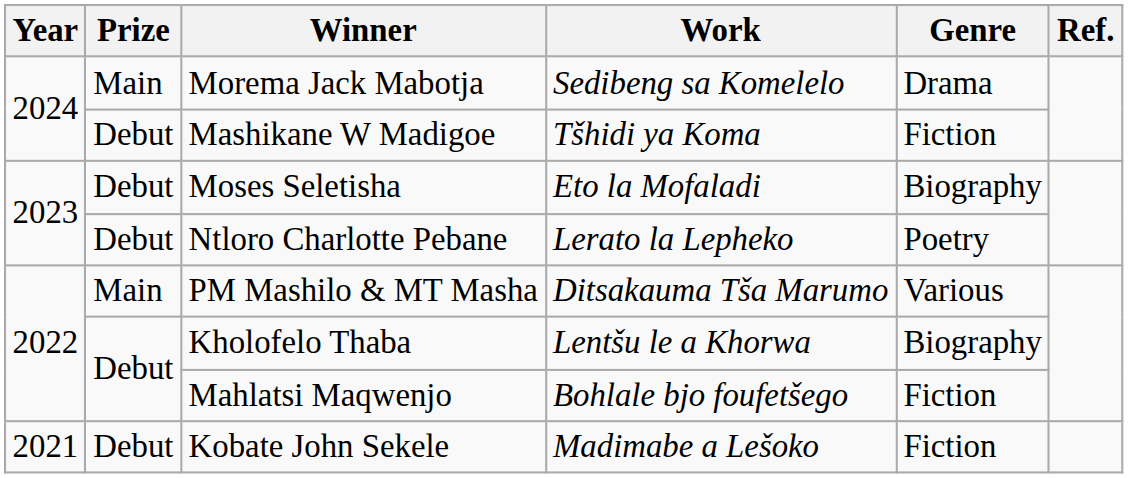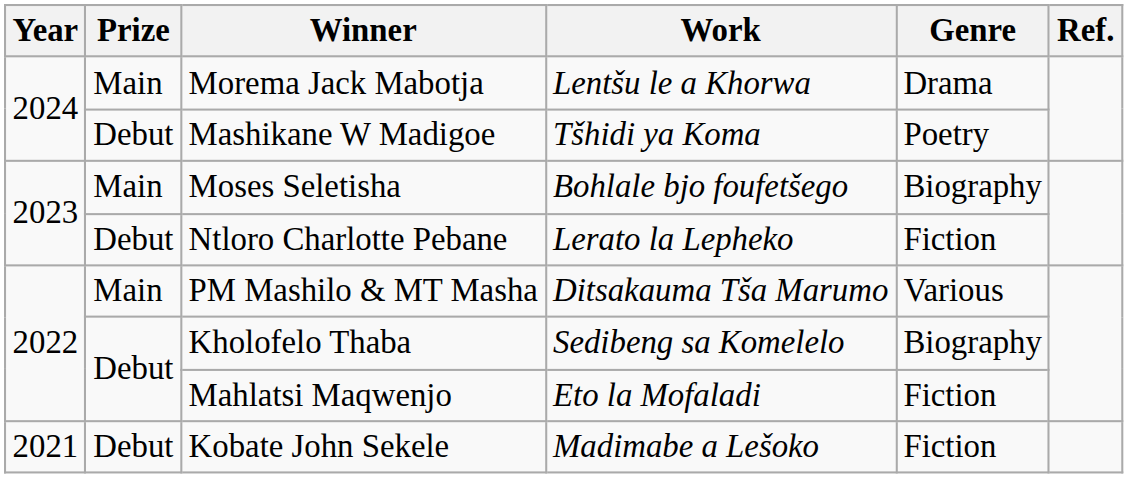(699, 82) Sedibeng sa Komelelo -> (682, 82) Lentšu le a Khorwa
(950, 134) Fiction -> (946, 134) Poetry
(133, 186) Debut -> (128, 186) Main
(657, 186) Eto la Mofaladi -> (701, 186) Bohlale bjo foufetšego
(946, 238) Poetry -> (950, 238) Fiction
(682, 342) Lentšu le a Khorwa -> (699, 342) Sedibeng sa Komelelo
(701, 394) Bohlale bjo foufetšego -> (657, 394) Eto la Mofaladi
